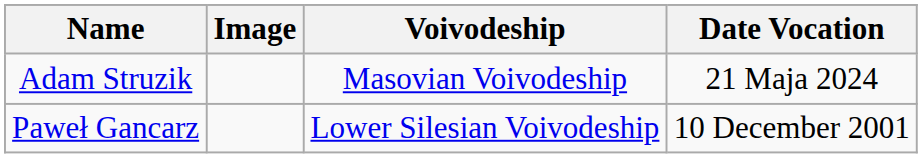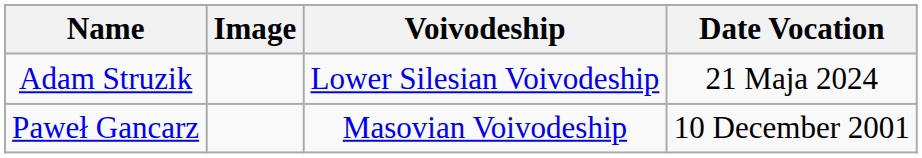(485, 78) Masovian Voivodeship -> (485, 78) Lower Silesian Voivodeship
(485, 127) Lower Silesian Voivodeship -> (485, 127) Masovian Voivodeship
